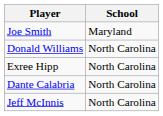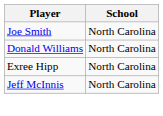(110, 31) Maryland -> (122, 31) North Carolina
- row: (41, 84)
